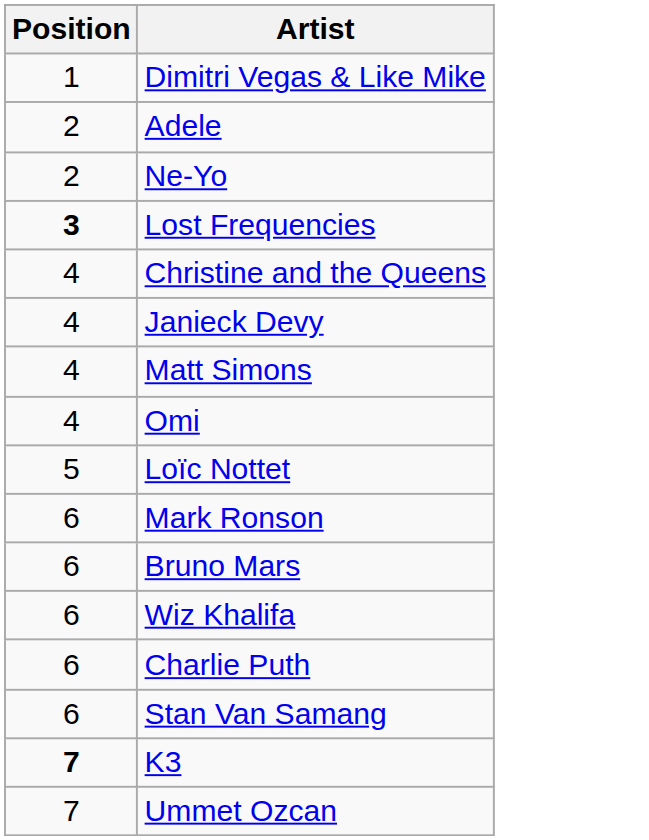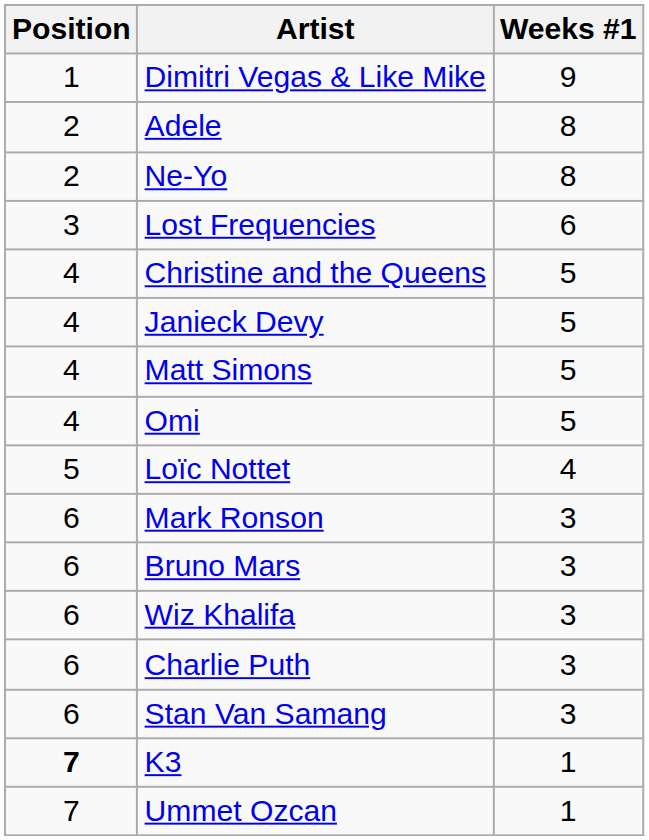+ column: (568, 28)
(71, 223) bold -> (71, 223) normal
